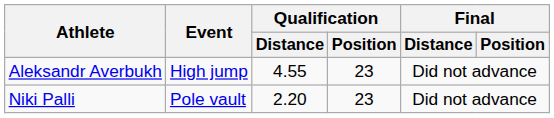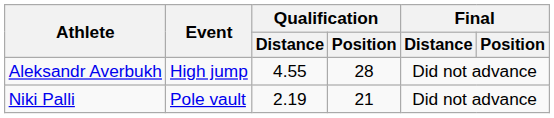(364, 72) 23 -> (364, 72) 28
(290, 99) 2.20 -> (290, 99) 2.19
(364, 99) 23 -> (364, 99) 21
